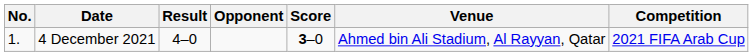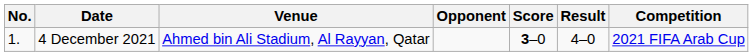columns swapped: (472, 16) <-> (185, 16)
